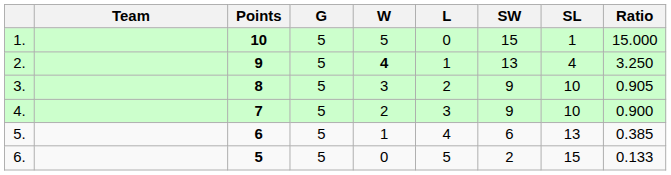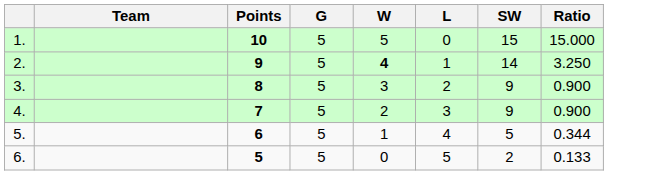- column: (572, 16)
(509, 63) 13 -> (509, 63) 14
(635, 87) 0.905 -> (572, 87) 0.900
(509, 134) 6 -> (509, 134) 5
(635, 134) 0.385 -> (572, 134) 0.344
